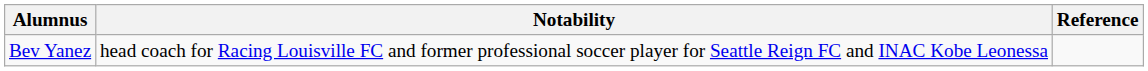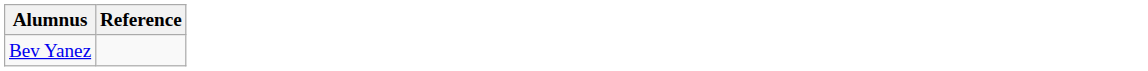- column: (574, 19)
